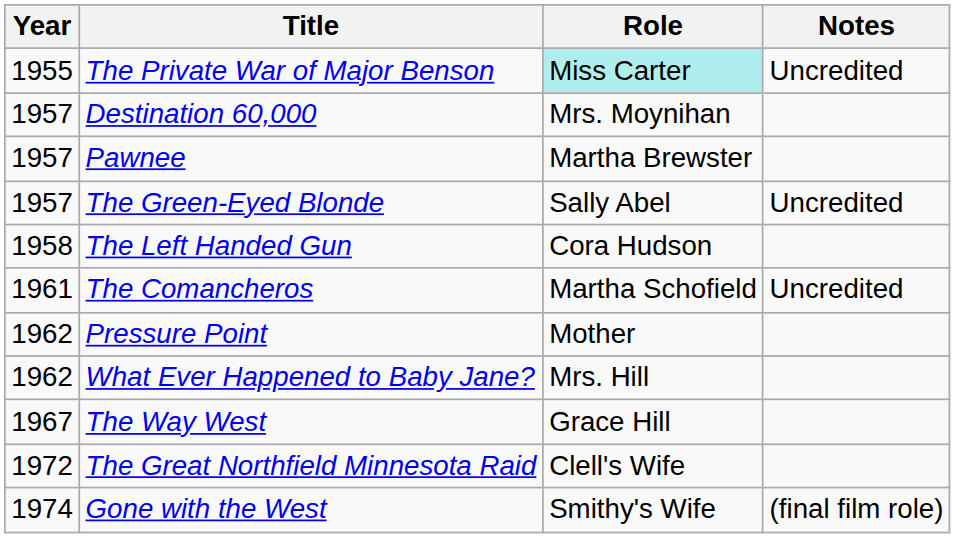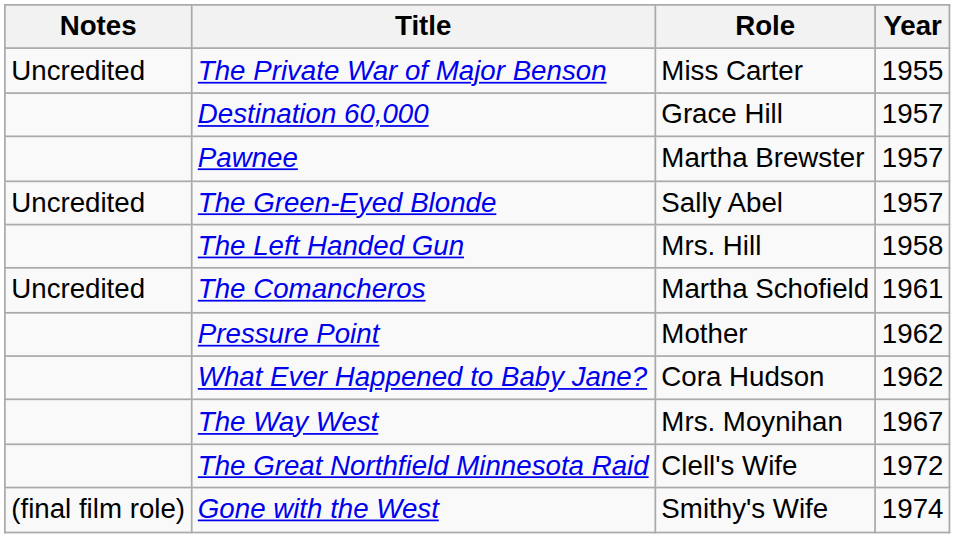columns swapped: (42, 26) <-> (856, 26)
(620, 70) paleturquoise background -> (732, 70) no background
(640, 114) Mrs. Moynihan -> (722, 114) Grace Hill
(631, 245) Cora Hudson -> (711, 245) Mrs. Hill
(599, 377) Mrs. Hill -> (743, 377) Cora Hudson
(610, 421) Grace Hill -> (752, 421) Mrs. Moynihan
